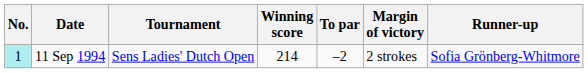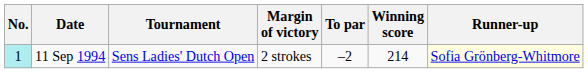columns swapped: (287, 24) <-> (395, 24)
(505, 56) no background -> (505, 56) lightyellow background
